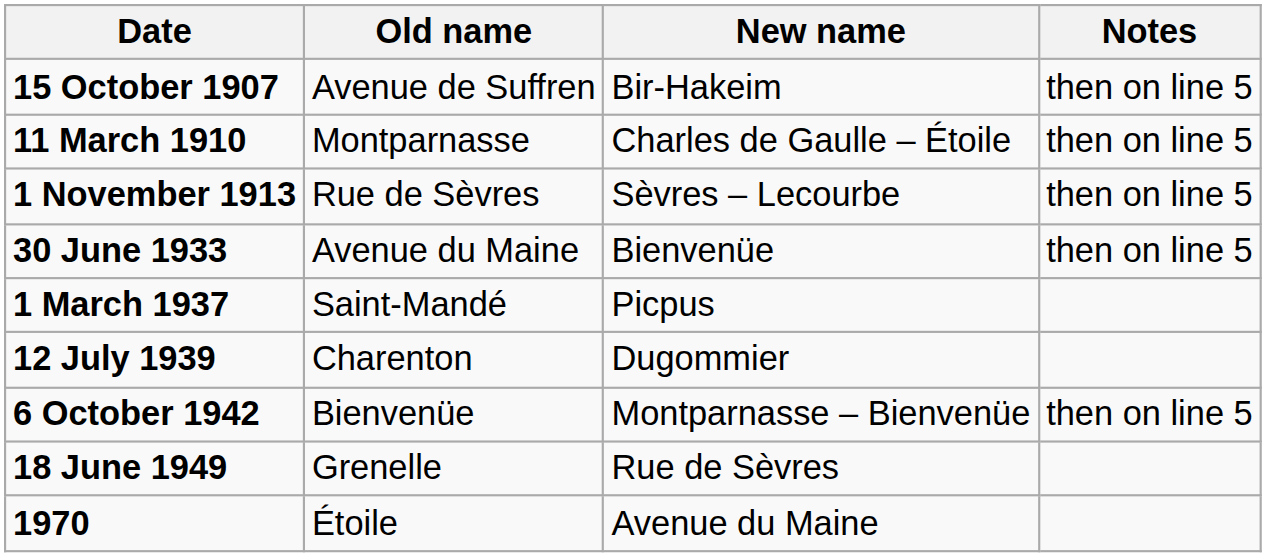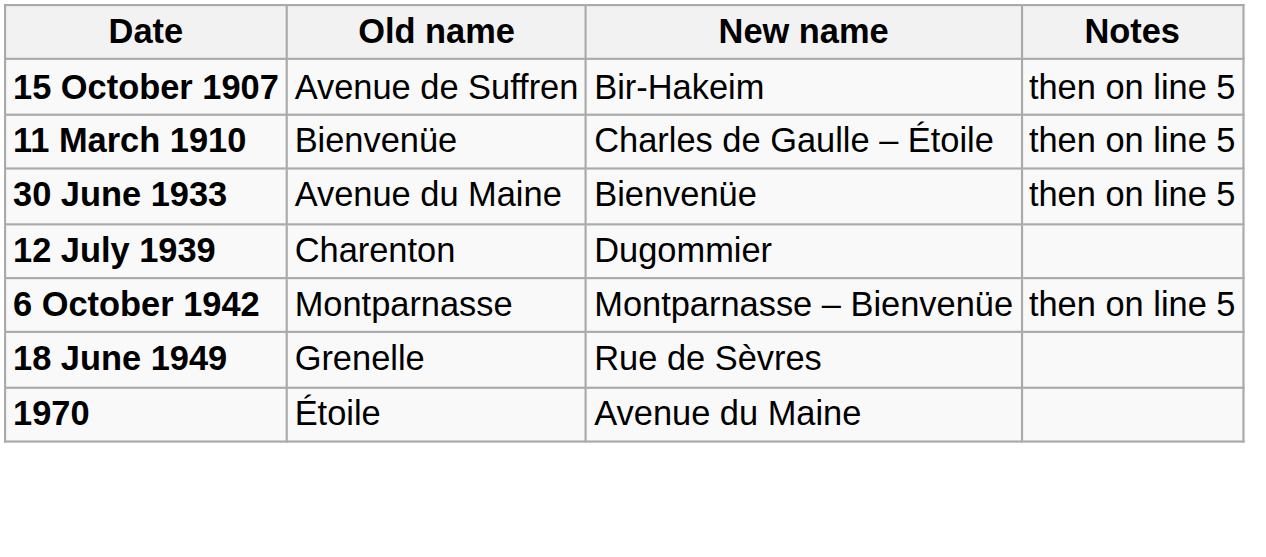(421, 140) Montparnasse -> (376, 140) Bienvenüe
- row: (155, 195)
- row: (121, 304)
(393, 413) Bienvenüe -> (404, 304) Montparnasse
